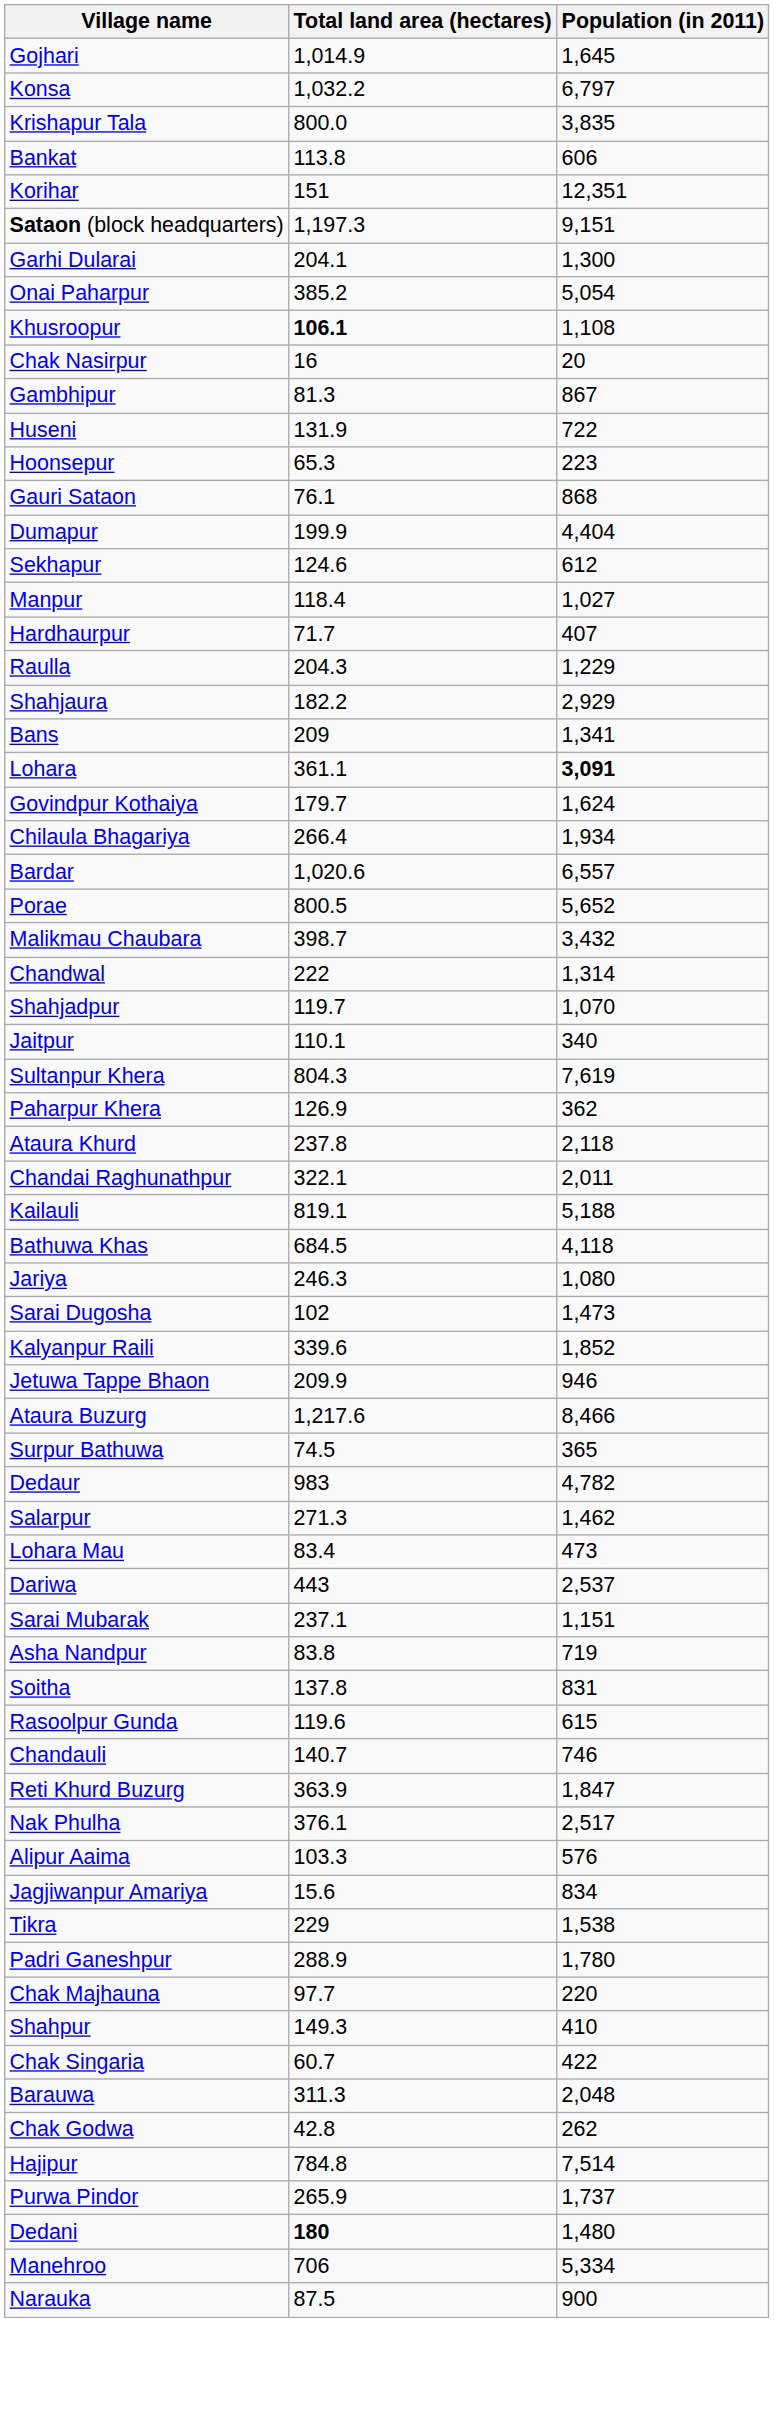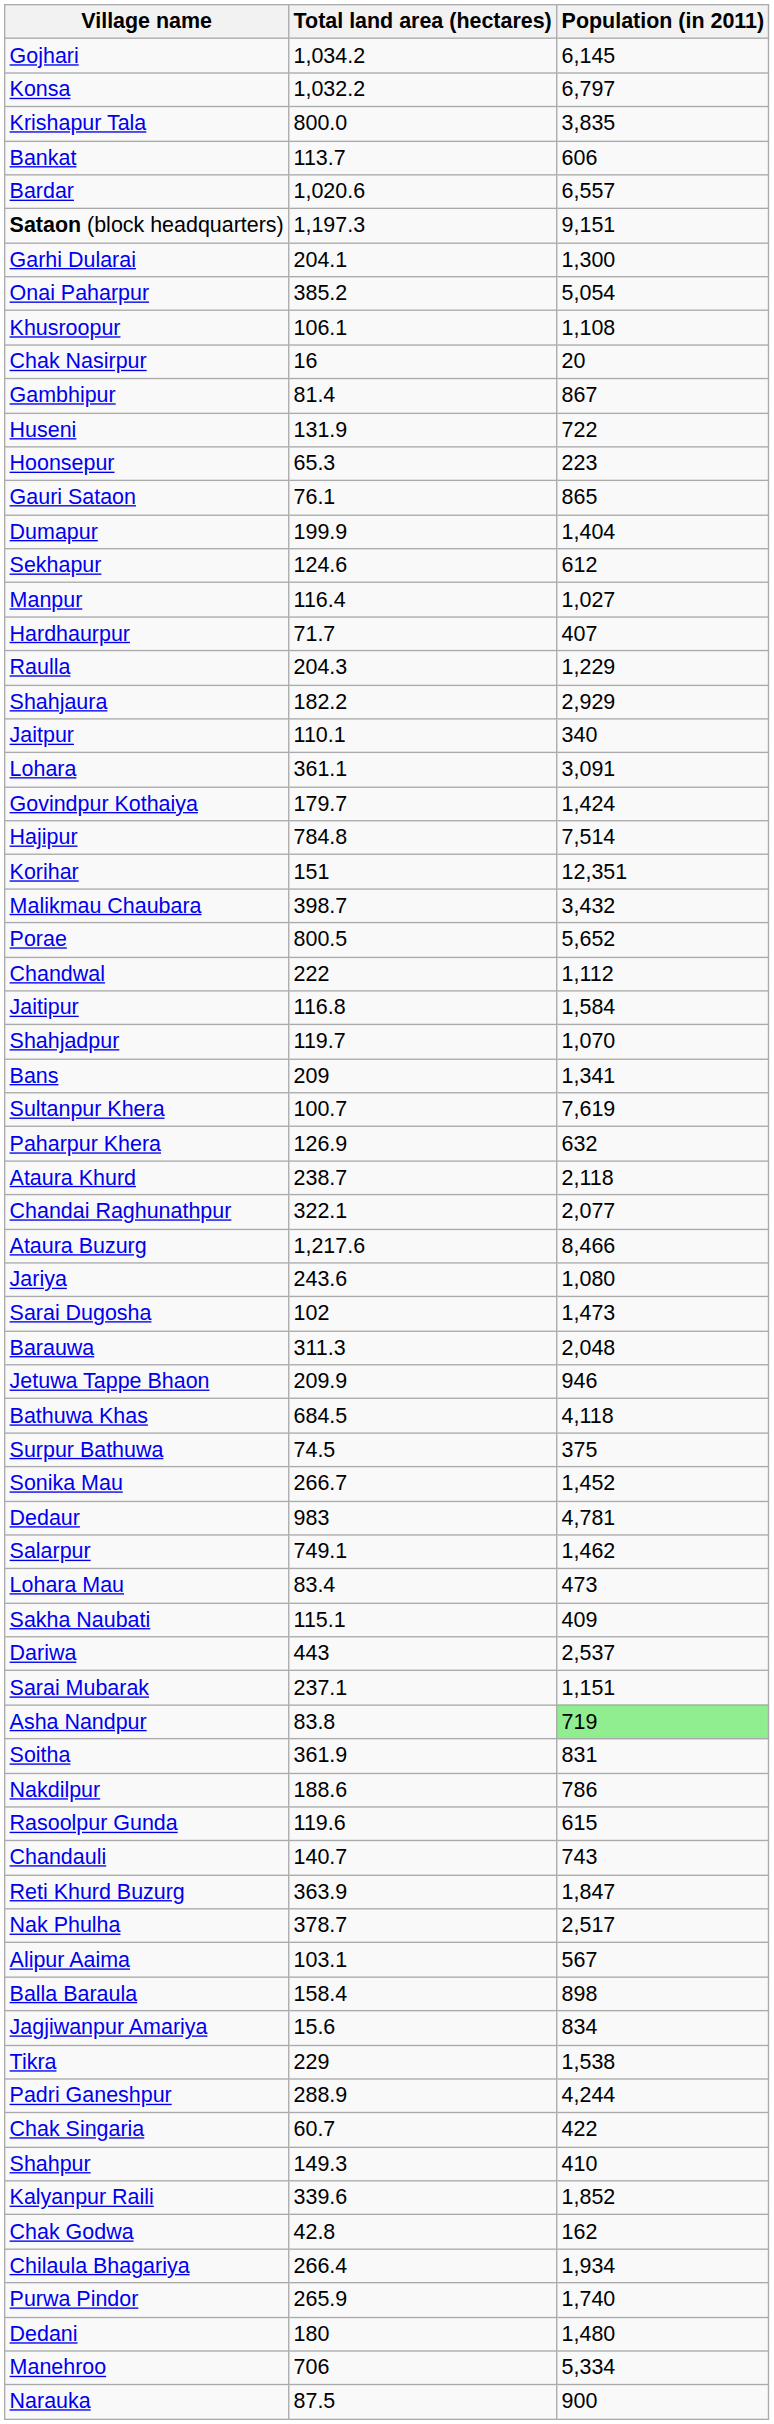(329, 55) 1,014.9 -> (329, 55) 1,034.2
(588, 55) 1,645 -> (588, 55) 6,145
(320, 157) 113.8 -> (320, 157) 113.7
rows swapped: (42, 871) <-> (44, 191)
(320, 327) bold -> (320, 327) normal
(314, 395) 81.3 -> (314, 395) 81.4
(579, 497) 868 -> (579, 497) 865
(588, 531) 4,404 -> (588, 531) 1,404
(320, 599) 118.4 -> (320, 599) 116.4
rows swapped: (42, 1041) <-> (34, 735)
(588, 769) bold -> (588, 769) normal
(588, 803) 1,624 -> (588, 803) 1,424
rows swapped: (44, 2163) <-> (100, 837)
rows swapped: (106, 939) <-> (38, 905)
(588, 973) 1,314 -> (588, 973) 1,112
+ row: (44, 1007)
(320, 1075) 804.3 -> (320, 1109) 100.7
(579, 1109) 362 -> (579, 1143) 632
(320, 1143) 237.8 -> (320, 1177) 238.7
(588, 1177) 2,011 -> (588, 1211) 2,077
- row: (44, 1211)
rows swapped: (78, 1415) <-> (79, 1245)
(320, 1279) 246.3 -> (320, 1279) 243.6
rows swapped: (52, 2095) <-> (82, 1347)
(579, 1449) 365 -> (579, 1449) 375
+ row: (66, 1483)
(588, 1483) 4,782 -> (588, 1517) 4,781
(320, 1517) 271.3 -> (320, 1551) 749.1
+ row: (80, 1619)
(579, 1653) no background -> (579, 1721) lightgreen background
(320, 1687) 137.8 -> (320, 1755) 361.9
+ row: (55, 1789)
(579, 1755) 746 -> (579, 1857) 743
(320, 1823) 376.1 -> (320, 1925) 378.7
(320, 1857) 103.3 -> (320, 1959) 103.1
(579, 1857) 576 -> (579, 1959) 567
+ row: (73, 1993)
(588, 1959) 1,780 -> (588, 2095) 4,244
- row: (85, 1993)
rows swapped: (77, 2061) <-> (50, 2027)
(579, 2129) 262 -> (579, 2231) 162
(588, 2197) 1,737 -> (588, 2299) 1,740
(311, 2231) bold -> (311, 2333) normal
